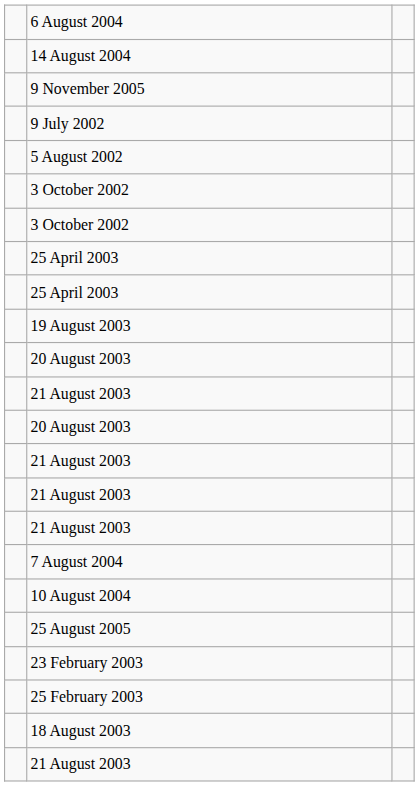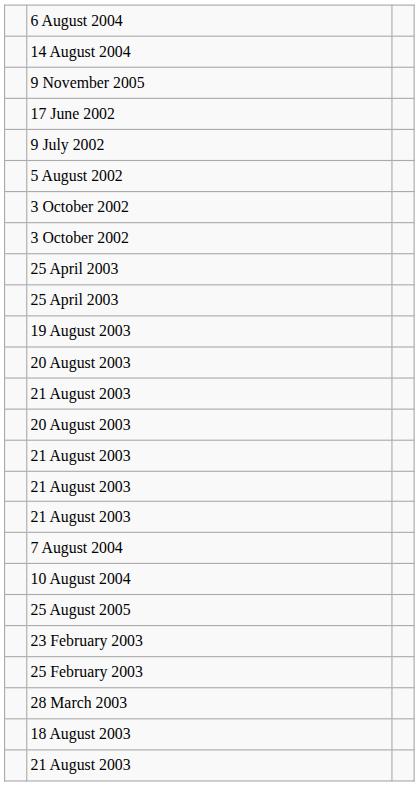+ row: (16, 114)
+ row: (16, 703)
